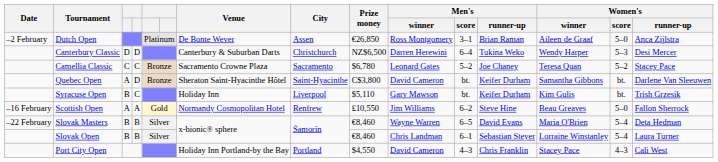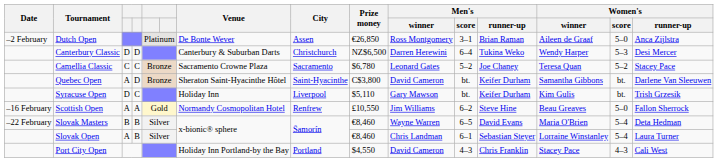(127, 94) B -> (127, 94) D
(127, 136) B -> (127, 136) A
